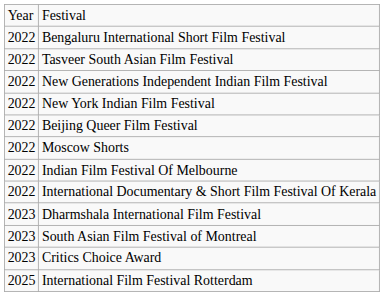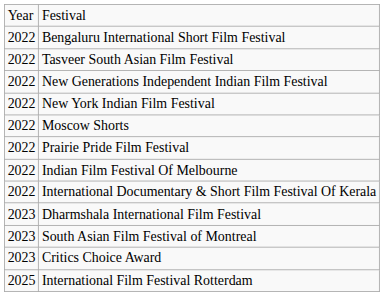- row: (120, 125)
+ row: (116, 147)
